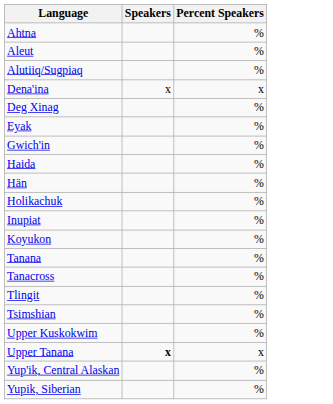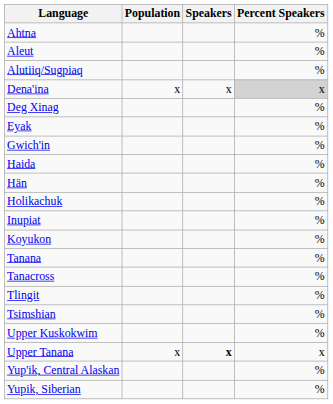+ column: (152, 13)
(261, 88) no background -> (322, 88) lightgrey background
